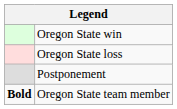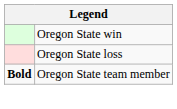- row: (71, 74)
